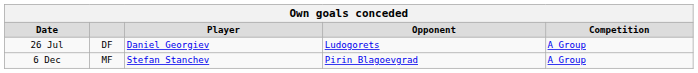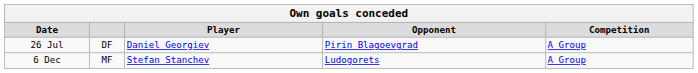(352, 45) Ludogorets -> (371, 45) Pirin Blagoevgrad
(371, 60) Pirin Blagoevgrad -> (352, 60) Ludogorets
